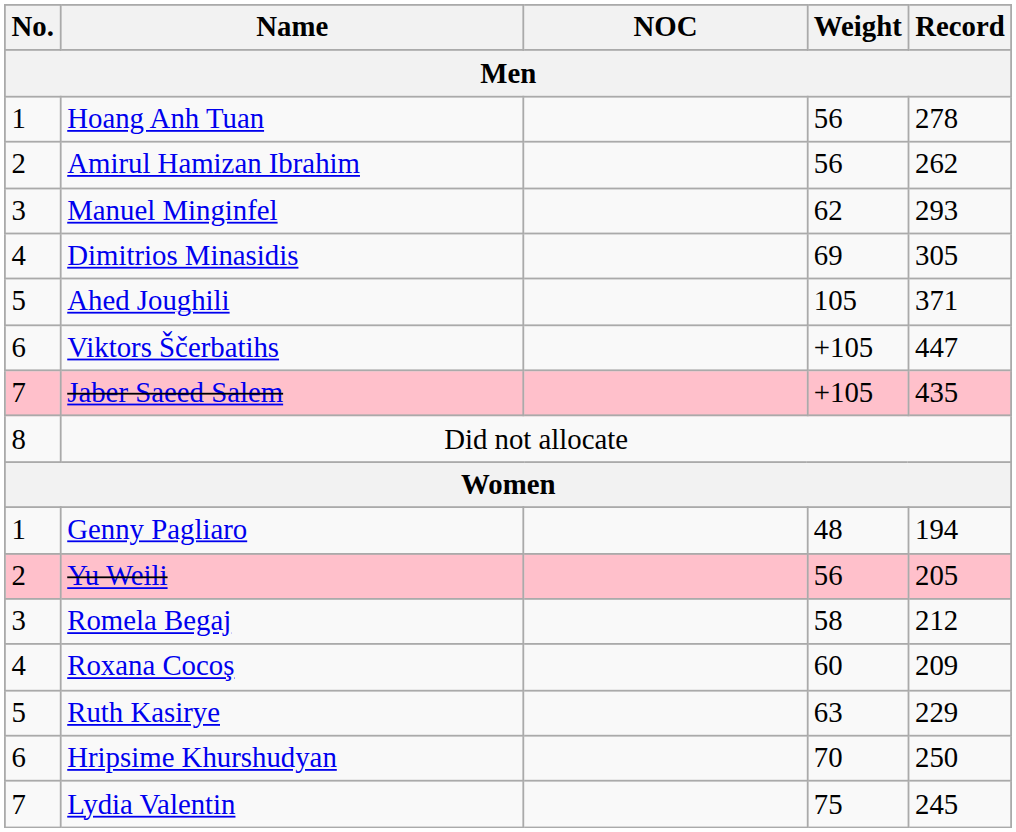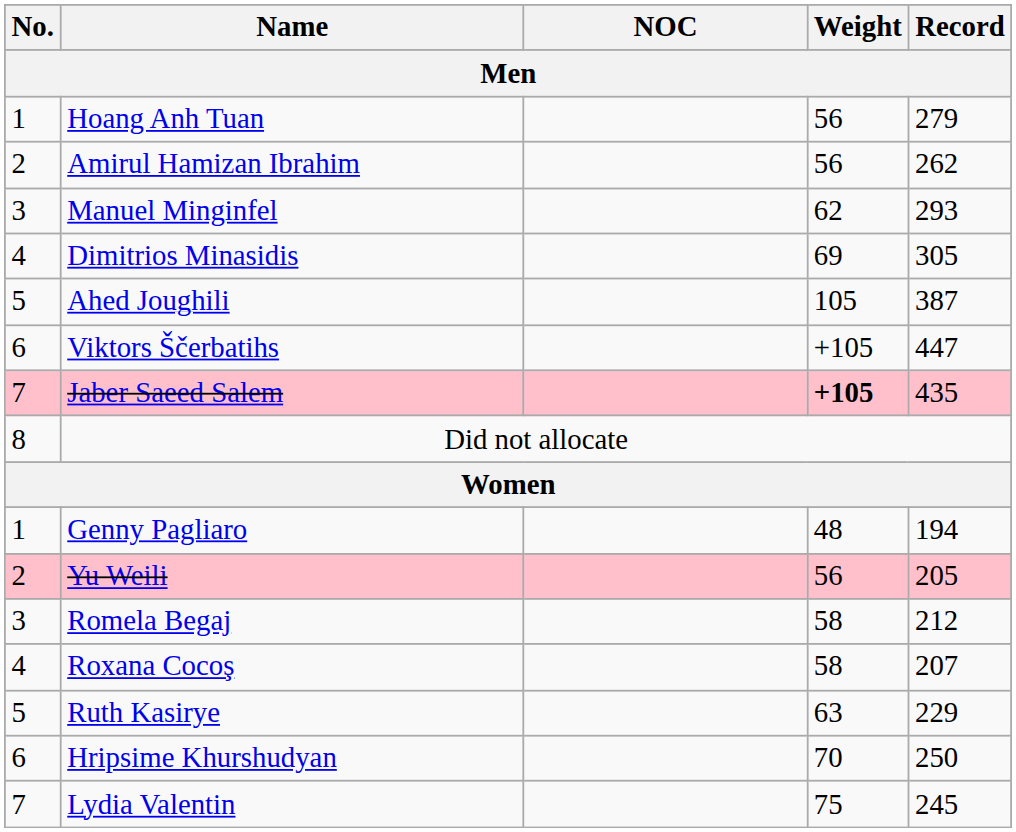(937, 118) 278 -> (937, 118) 279
(937, 301) 371 -> (937, 301) 387
(844, 392) normal -> (844, 392) bold
(828, 666) 60 -> (828, 666) 58
(937, 666) 209 -> (937, 666) 207
